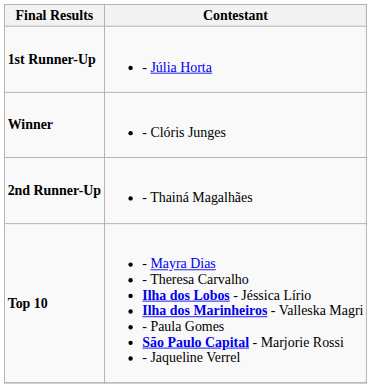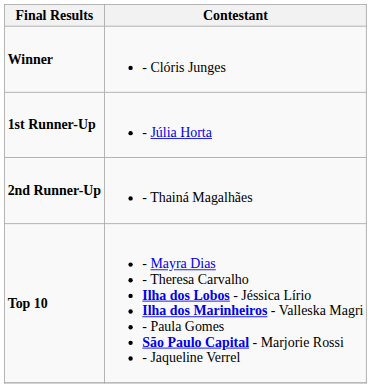rows swapped: (30, 124) <-> (52, 59)
